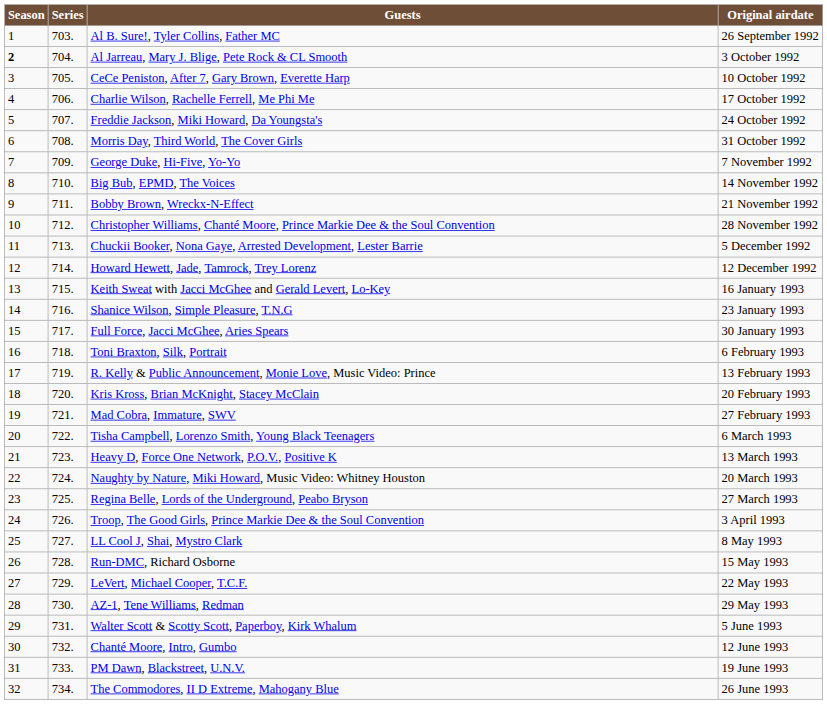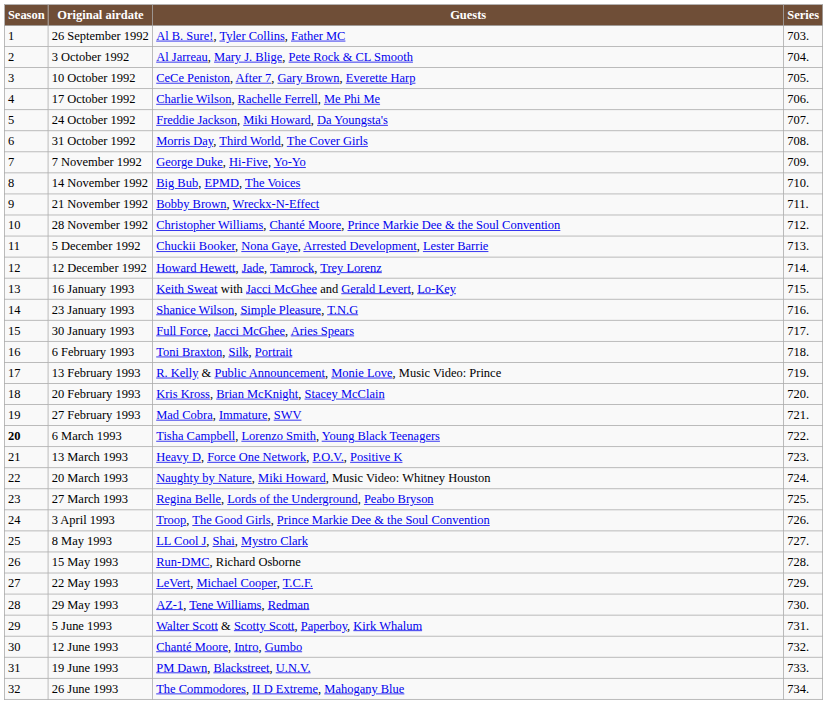columns swapped: (68, 15) <-> (770, 15)
(11, 57) bold -> (11, 57) normal
(14, 436) normal -> (14, 436) bold
